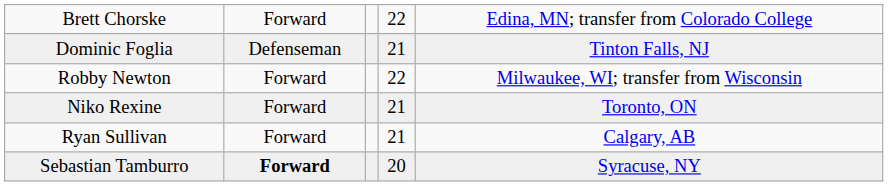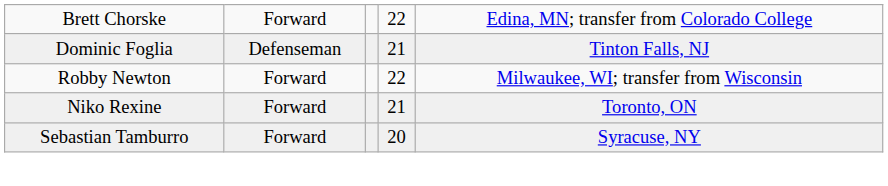- row: (114, 136)
(295, 166) bold -> (295, 136) normal
